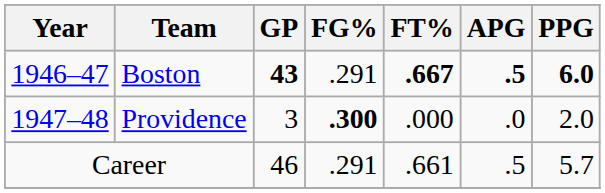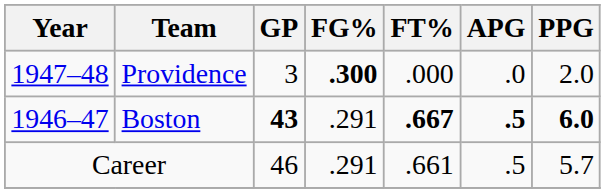rows swapped: (161, 73) <-> (184, 119)
